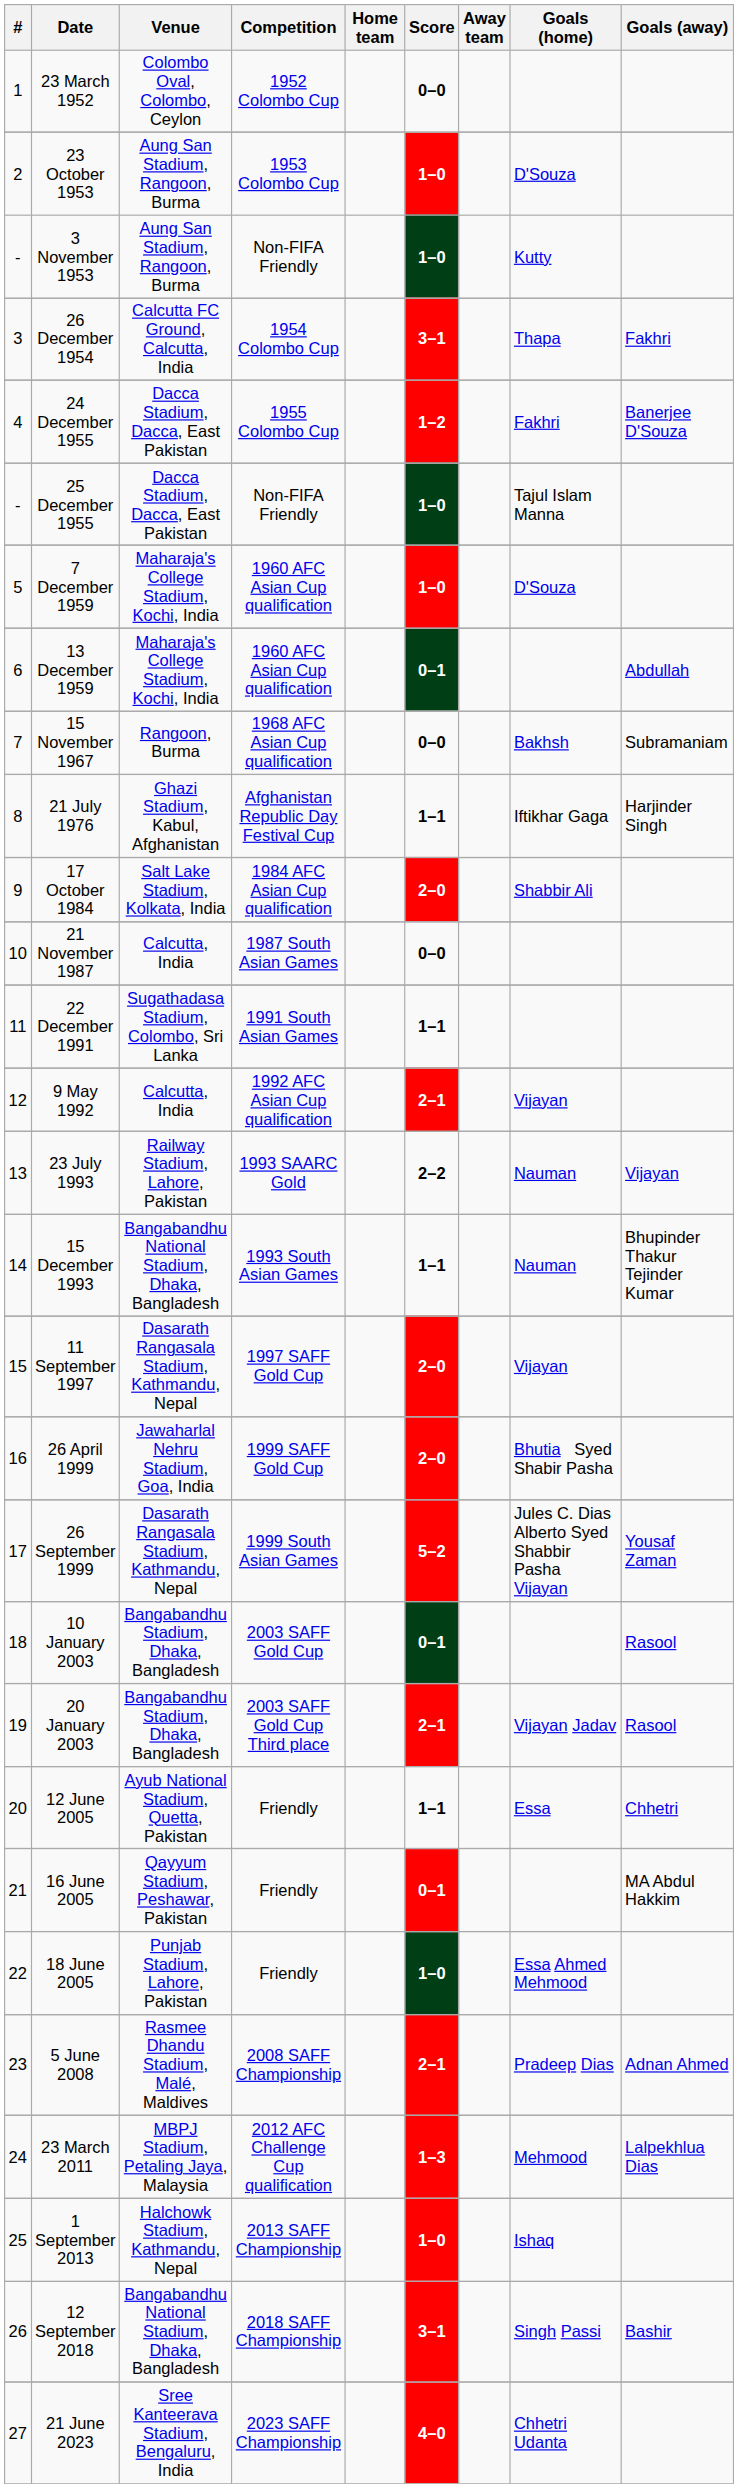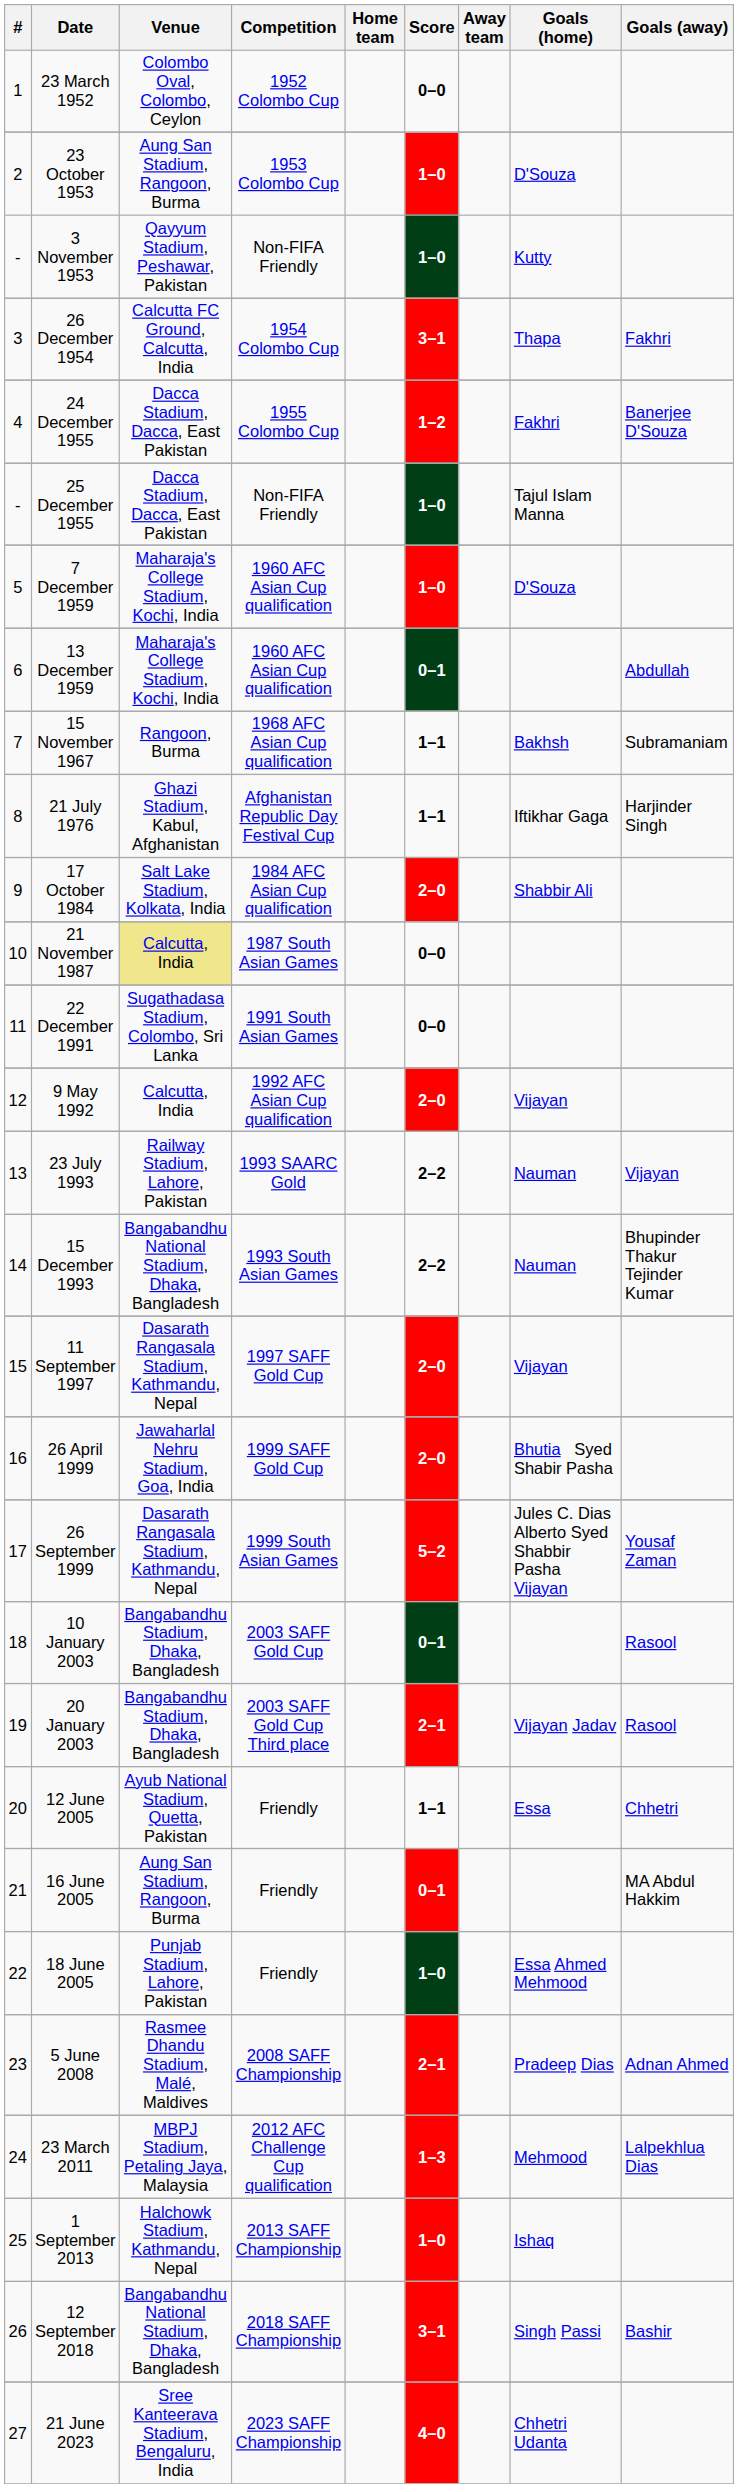(176, 256) Aung San Stadium, Rangoon, Burma -> (176, 256) Qayyum Stadium, Peshawar, Pakistan
(432, 743) 0–0 -> (432, 743) 1–1
(176, 953) no background -> (176, 953) khaki background
(432, 1027) 1–1 -> (432, 1027) 0–0
(432, 1100) 2–1 -> (432, 1100) 2–0
(432, 1265) 1–1 -> (432, 1265) 2–2
(176, 1890) Qayyum Stadium, Peshawar, Pakistan -> (176, 1890) Aung San Stadium, Rangoon, Burma
